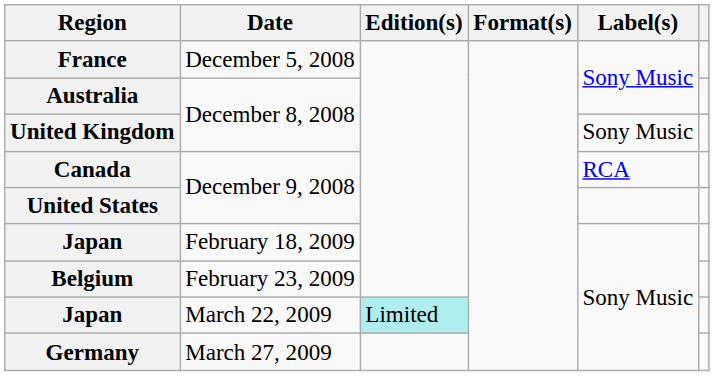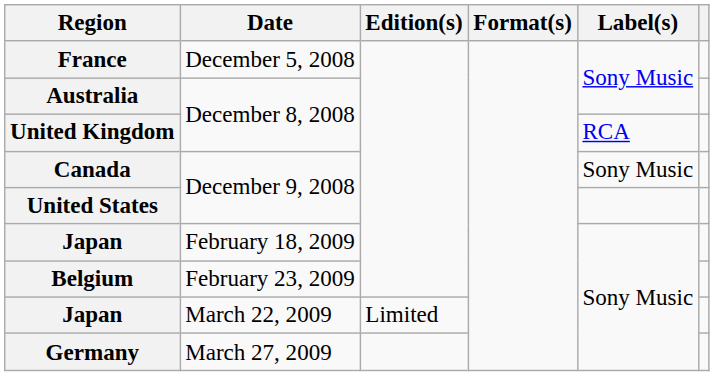(638, 132) Sony Music -> (606, 132) RCA
(606, 168) RCA -> (638, 168) Sony Music
(402, 315) paleturquoise background -> (402, 315) no background
